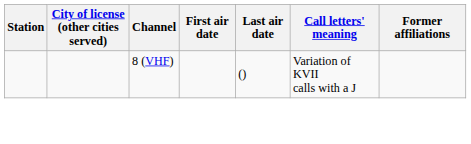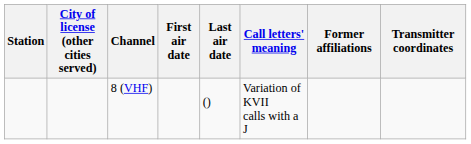+ column: (423, 41)
